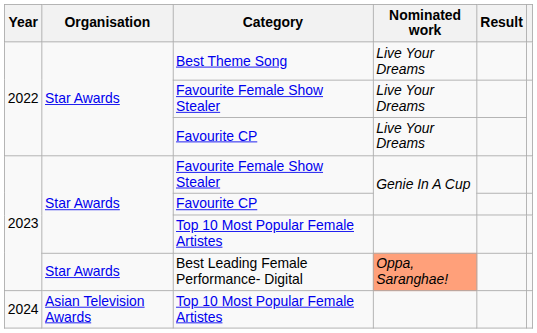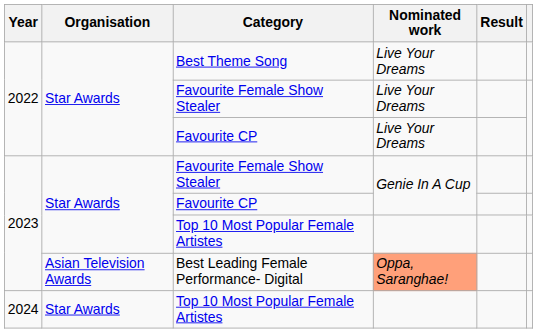(82, 271) Star Awards -> (95, 271) Asian Television Awards
(95, 309) Asian Television Awards -> (82, 309) Star Awards
